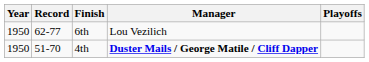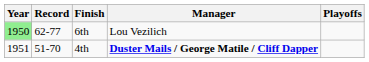(18, 31) no background -> (18, 31) lightgreen background
(18, 48) 1950 -> (18, 48) 1951
